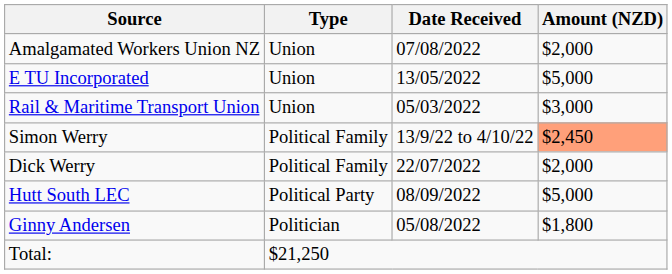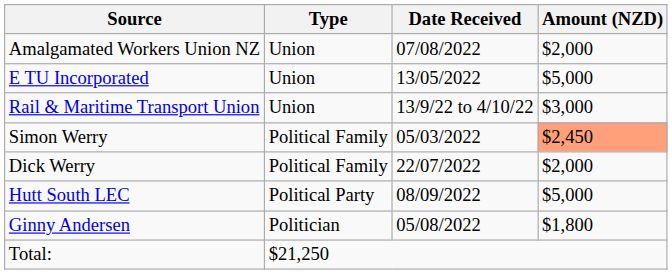(439, 107) 05/03/2022 -> (465, 107) 13/9/22 to 4/10/22
(465, 136) 13/9/22 to 4/10/22 -> (439, 136) 05/03/2022
